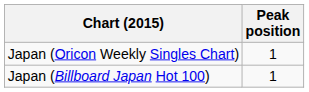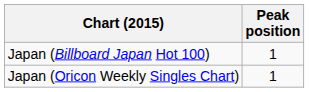rows swapped: (123, 53) <-> (109, 76)
